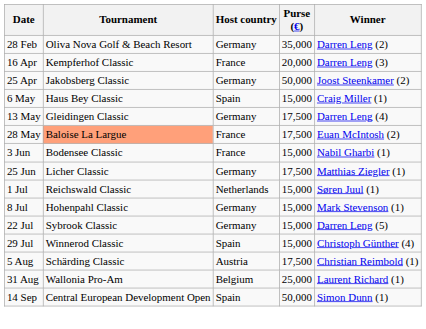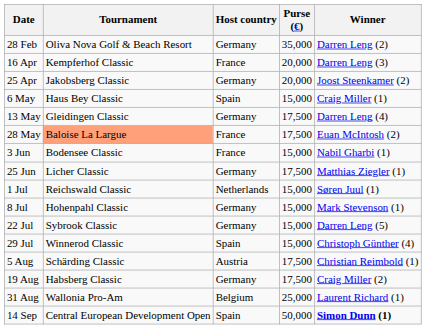(297, 80) 50,000 -> (297, 80) 20,000
+ row: (23, 279)
(353, 297) normal -> (354, 315) bold
